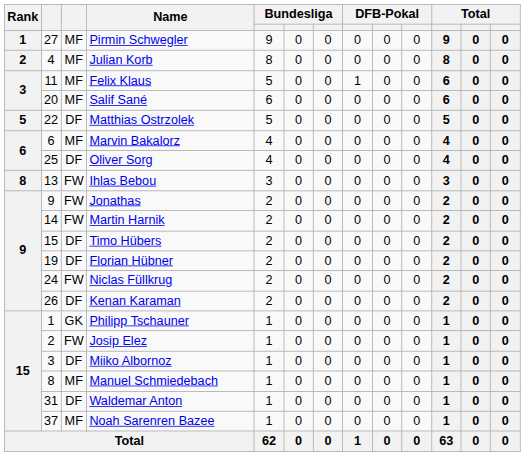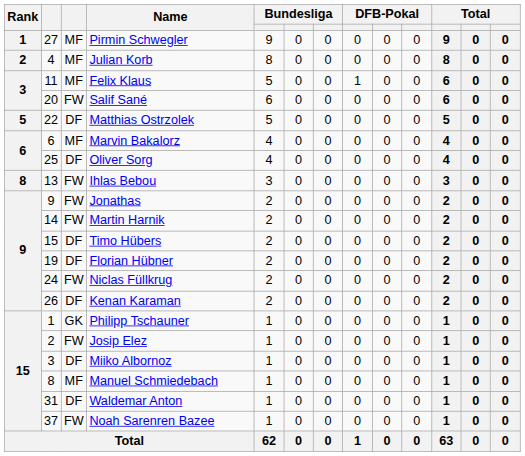(74, 100) MF -> (74, 100) FW
(74, 421) MF -> (74, 421) FW
